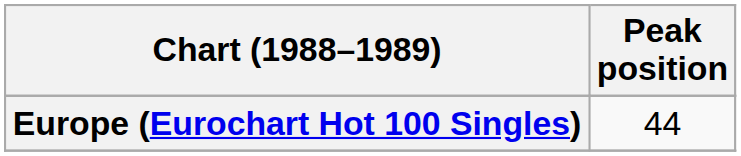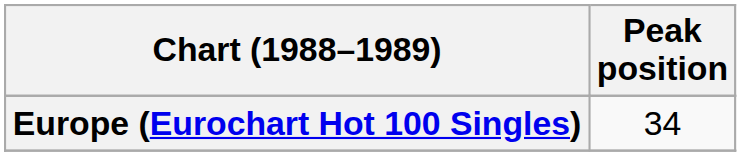(662, 122) 44 -> (662, 122) 34
